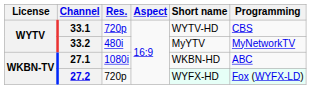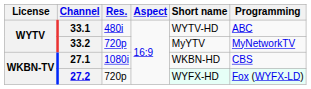(115, 28) 720p -> (114, 28) 480i
(242, 28) CBS -> (242, 28) ABC
(114, 44) 480i -> (115, 44) 720p
(242, 60) ABC -> (242, 60) CBS
